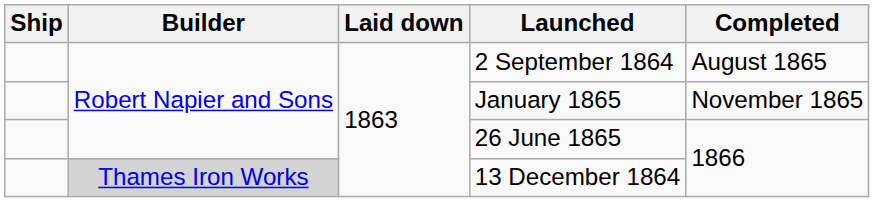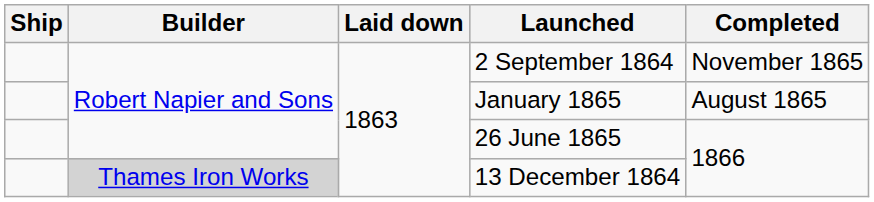(759, 61) August 1865 -> (777, 61) November 1865
(777, 100) November 1865 -> (759, 100) August 1865
